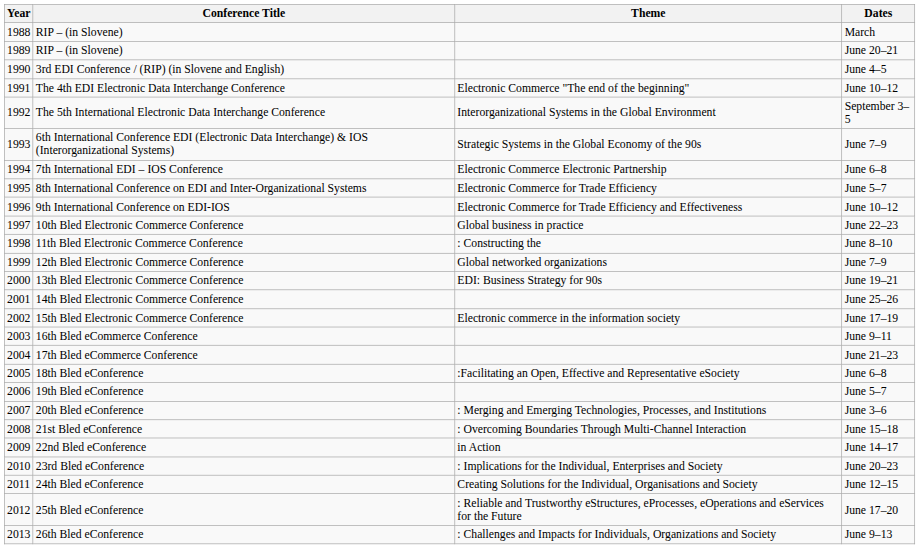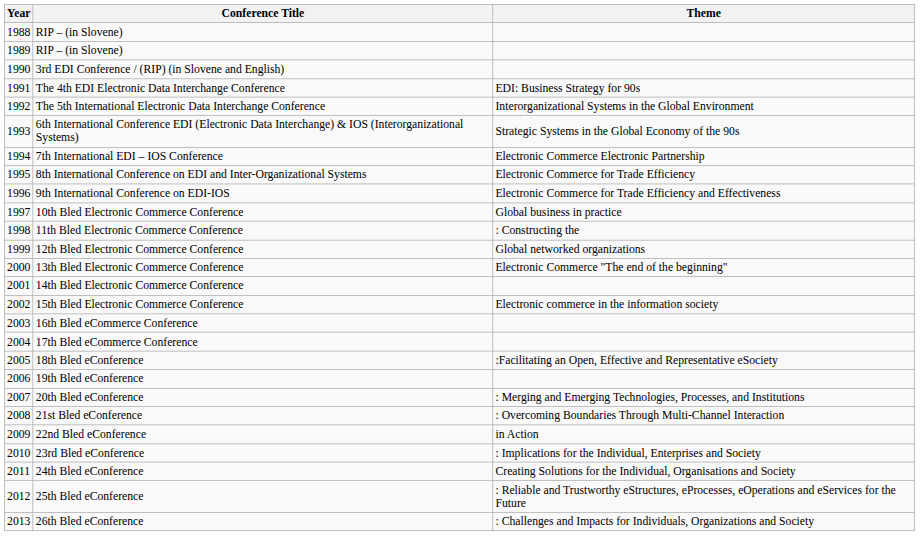- column: (878, 13)
(573, 87) Electronic Commerce "The end of the beginning" -> (568, 87) EDI: Business Strategy for 90s
(530, 280) EDI: Business Strategy for 90s -> (611, 267) Electronic Commerce "The end of the beginning"
